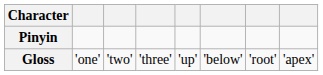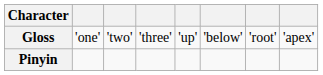rows swapped: (38, 37) <-> (38, 59)
